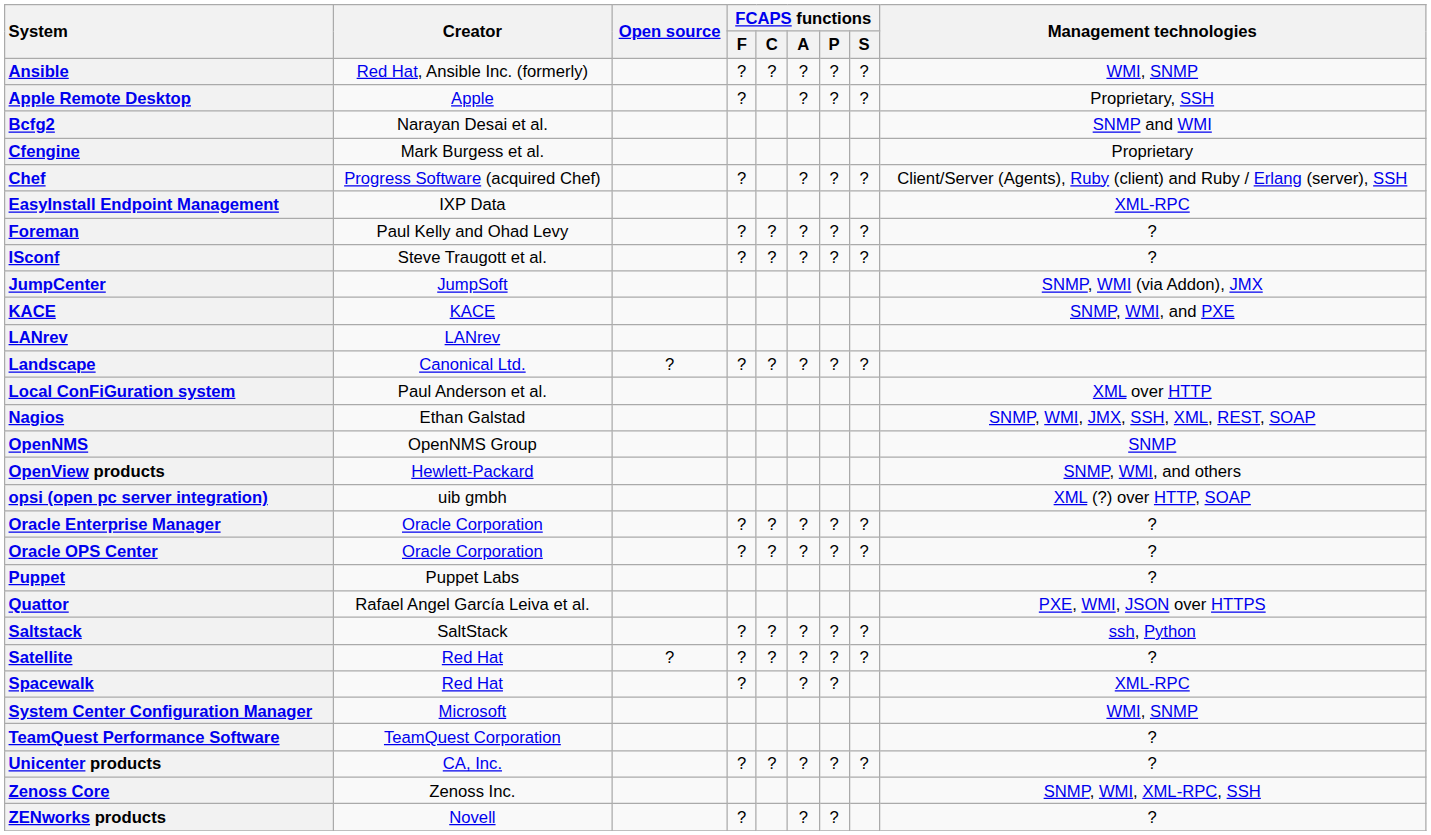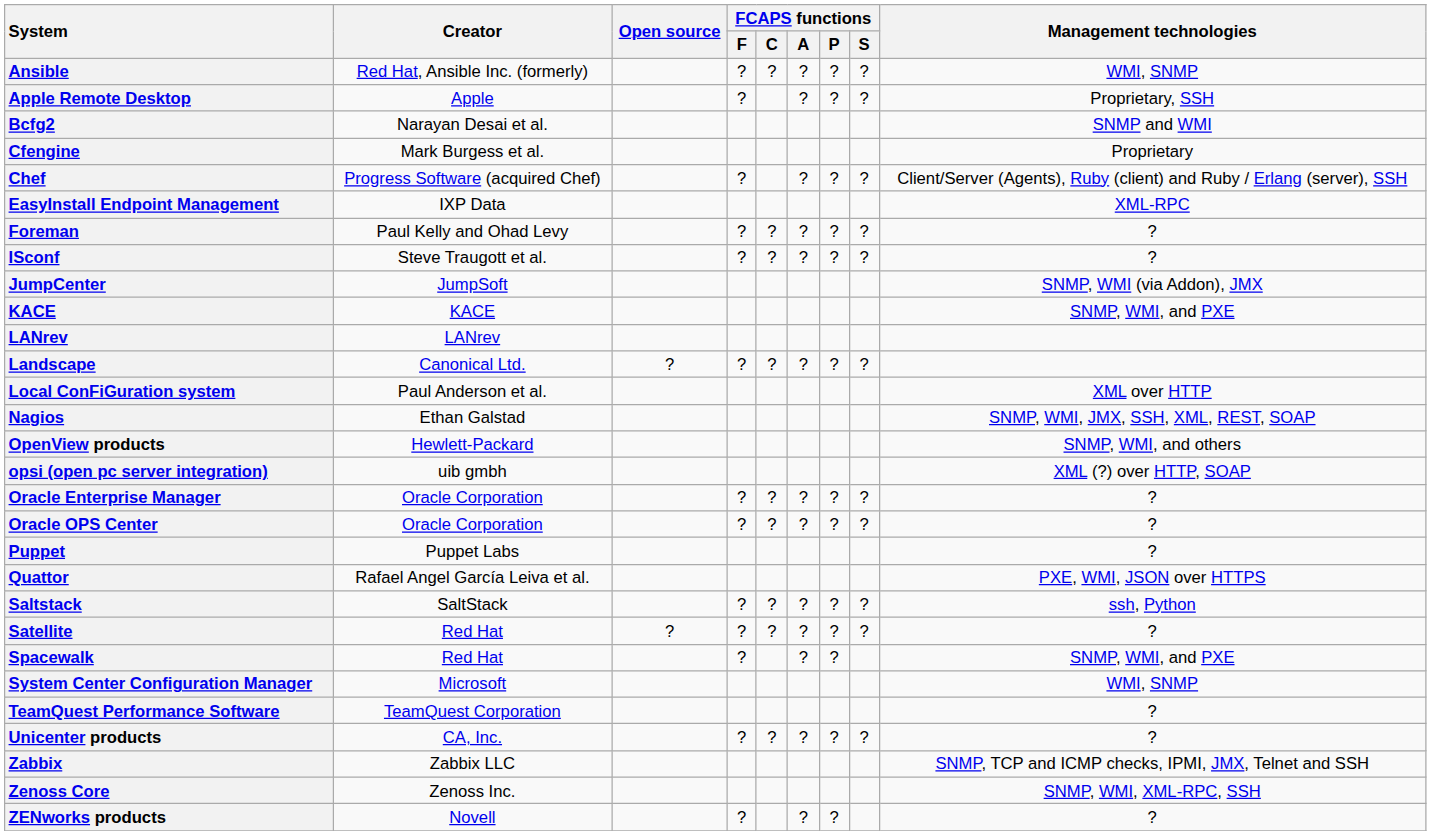- row: (48, 445)
(1152, 684) XML-RPC -> (1152, 658) SNMP, WMI, and PXE
+ row: (35, 764)
